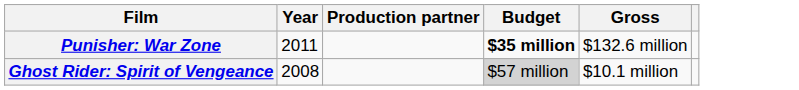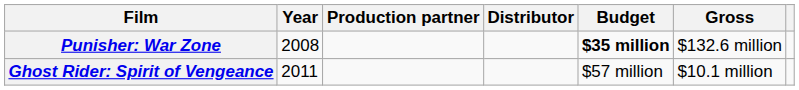+ column: (531, 17)
(300, 44) 2011 -> (300, 44) 2008
(300, 71) 2008 -> (300, 71) 2011
(528, 71) lightgrey background -> (622, 71) no background
